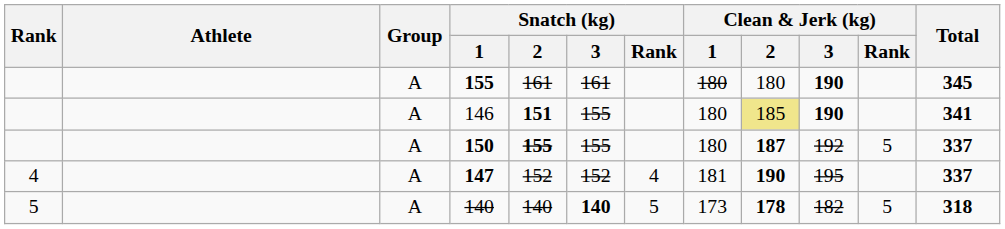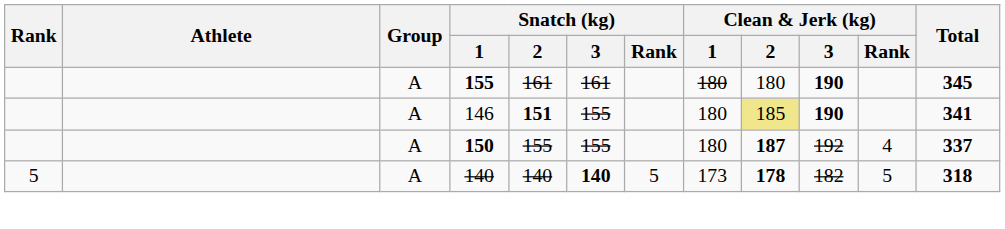(537, 144) bold -> (537, 144) normal
(887, 144) 5 -> (887, 144) 4
- row: (479, 176)
